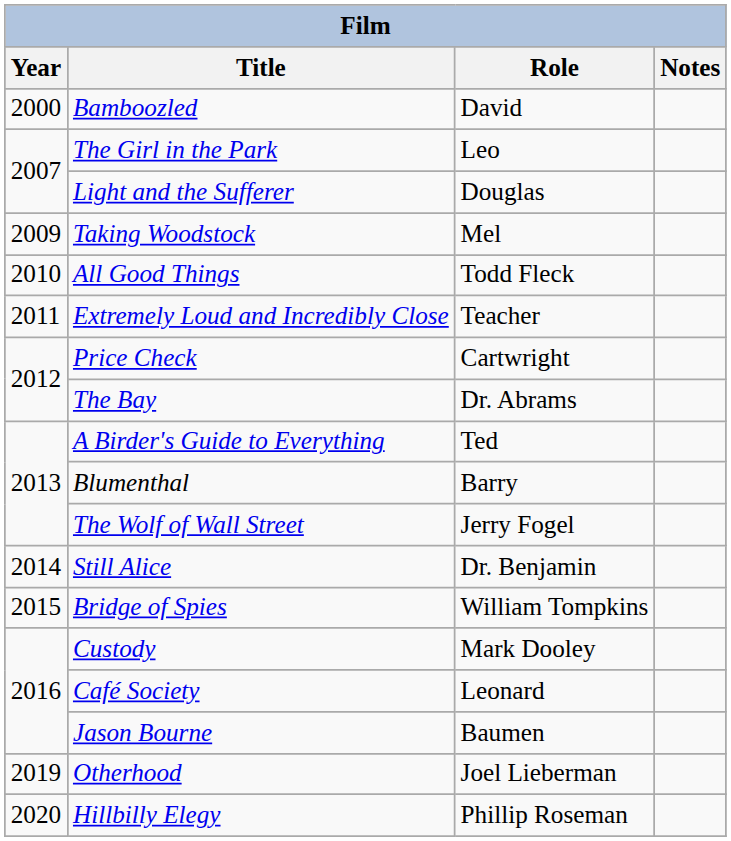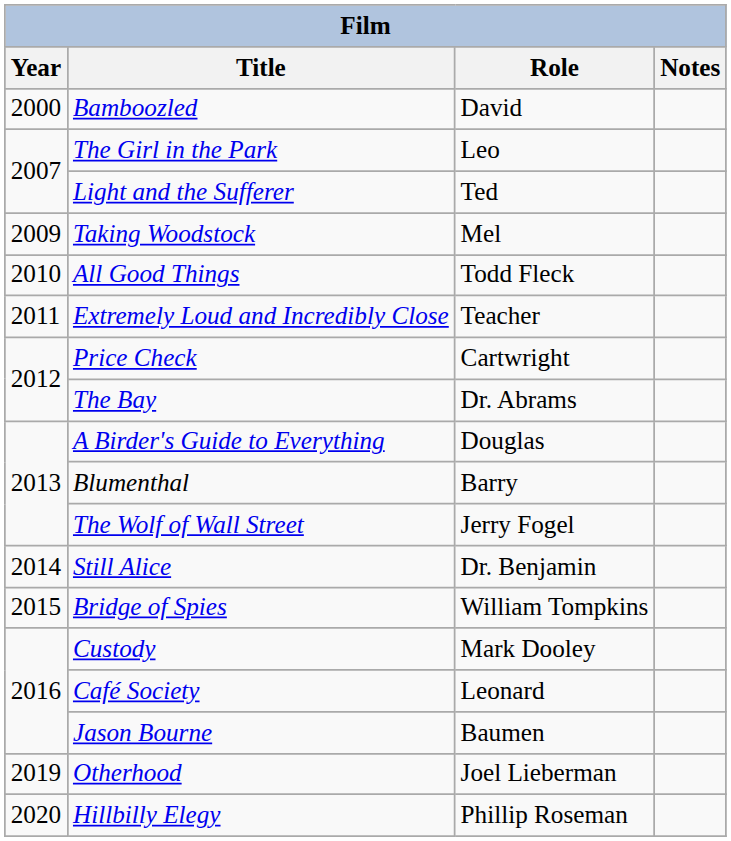(503, 191) Douglas -> (479, 191) Ted
(479, 441) Ted -> (503, 441) Douglas
